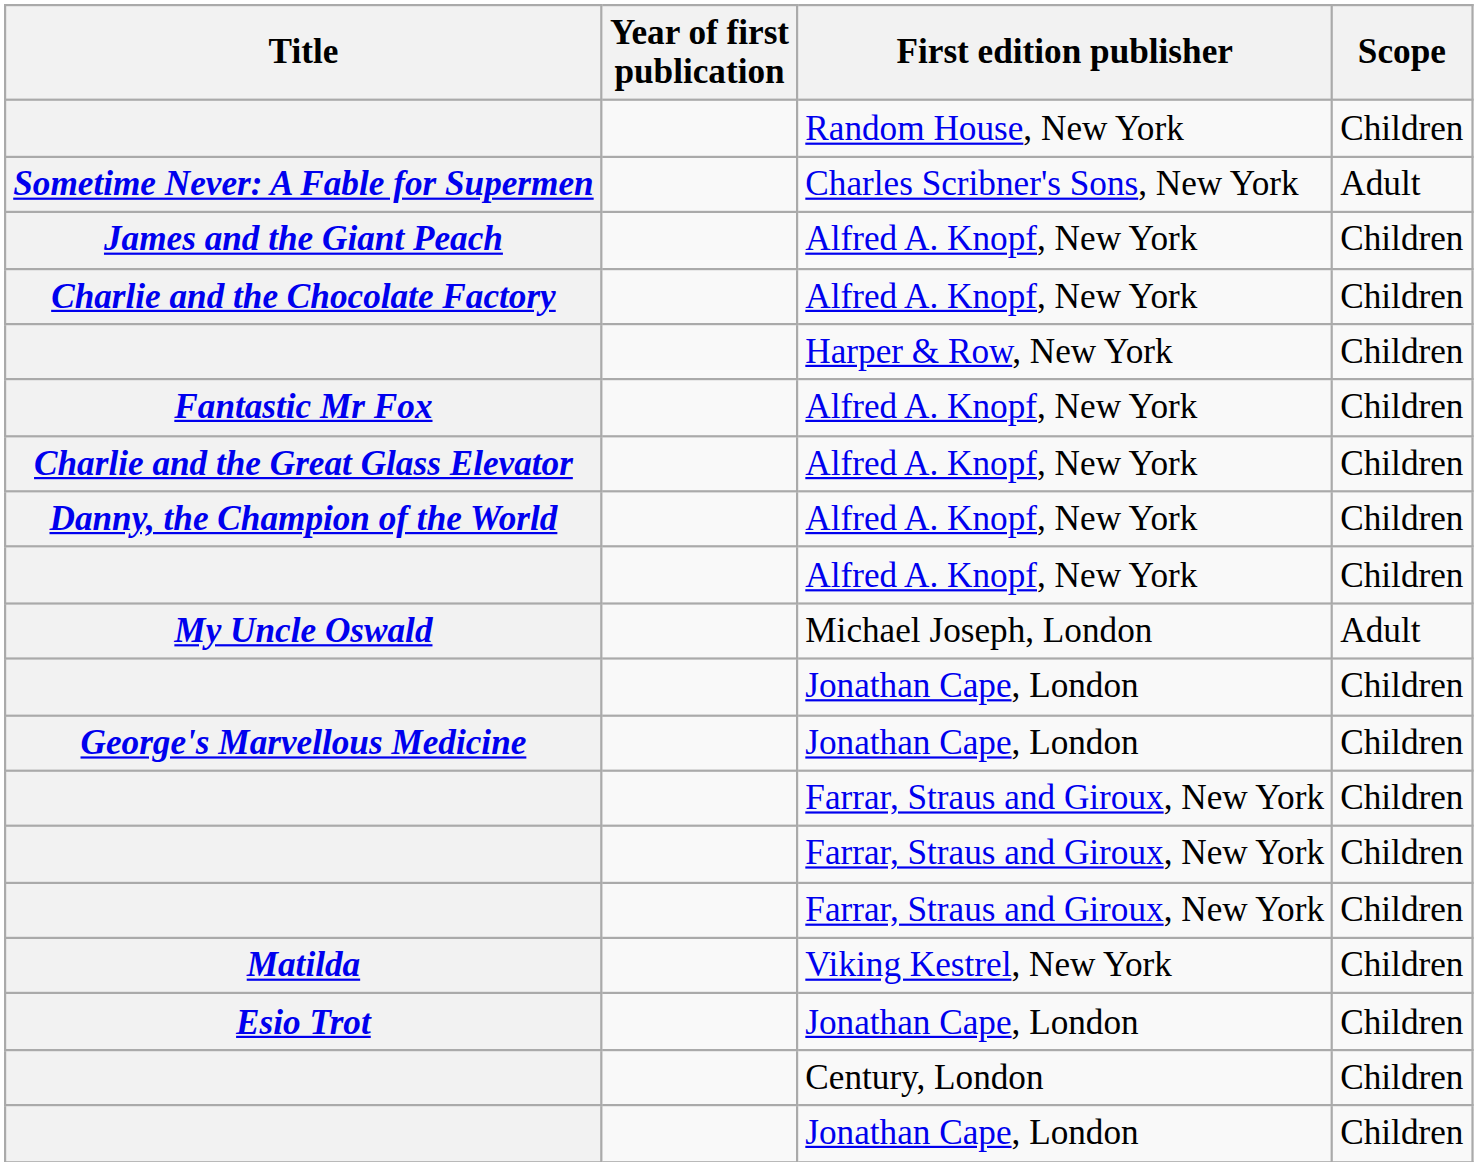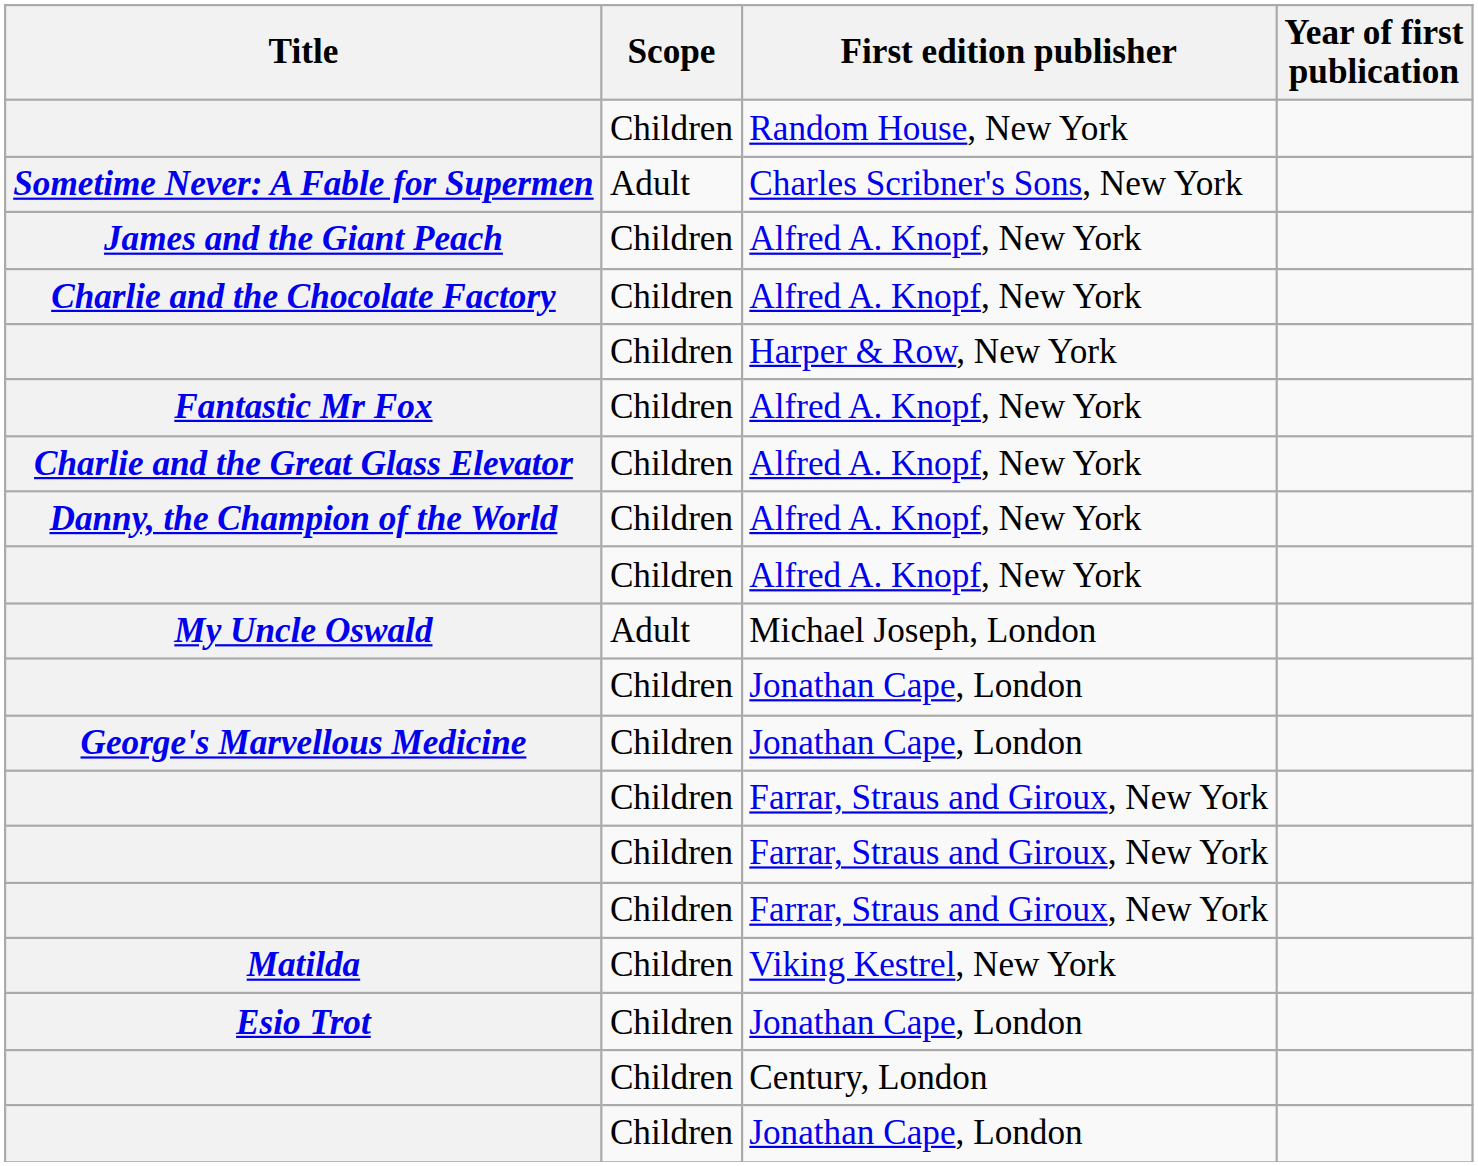columns swapped: (699, 52) <-> (1402, 52)
